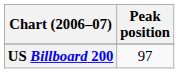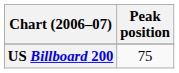(145, 56) 97 -> (145, 56) 75
